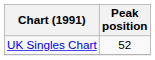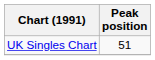(125, 45) 52 -> (125, 45) 51
